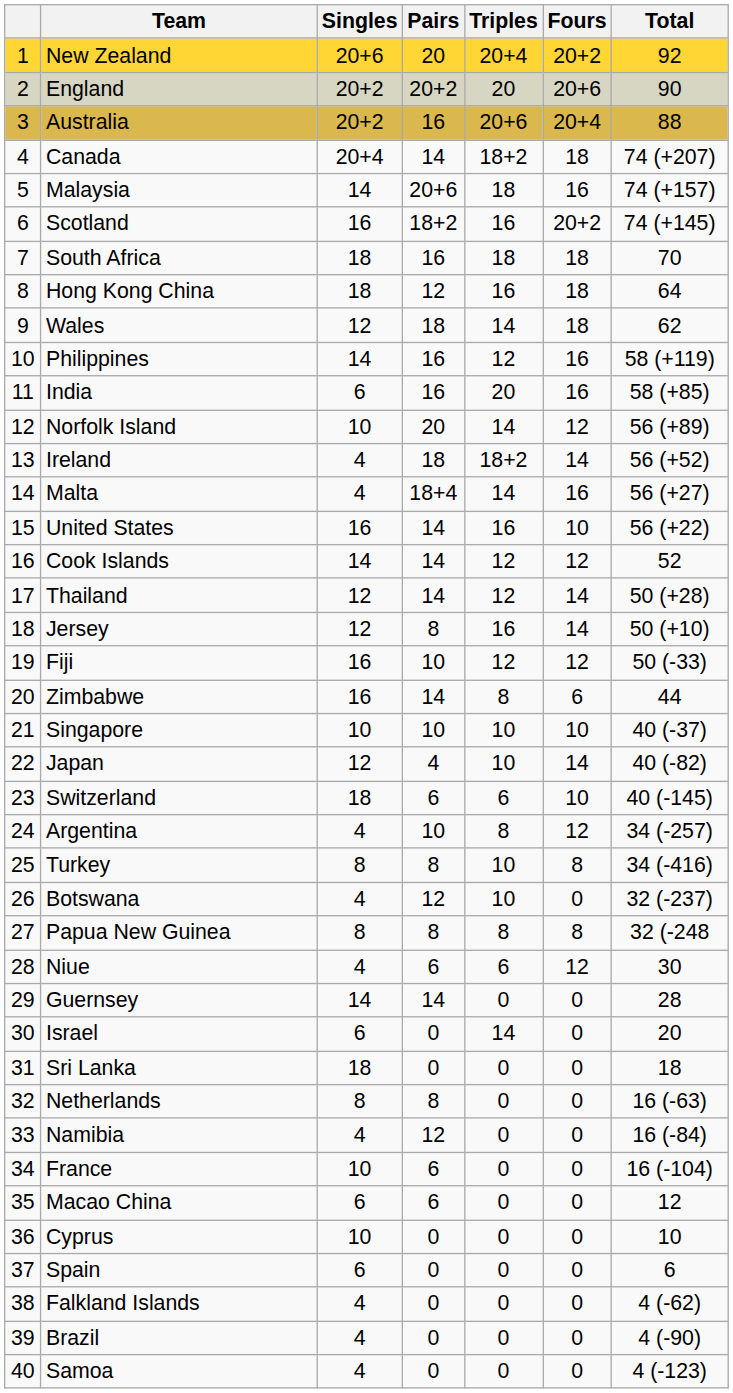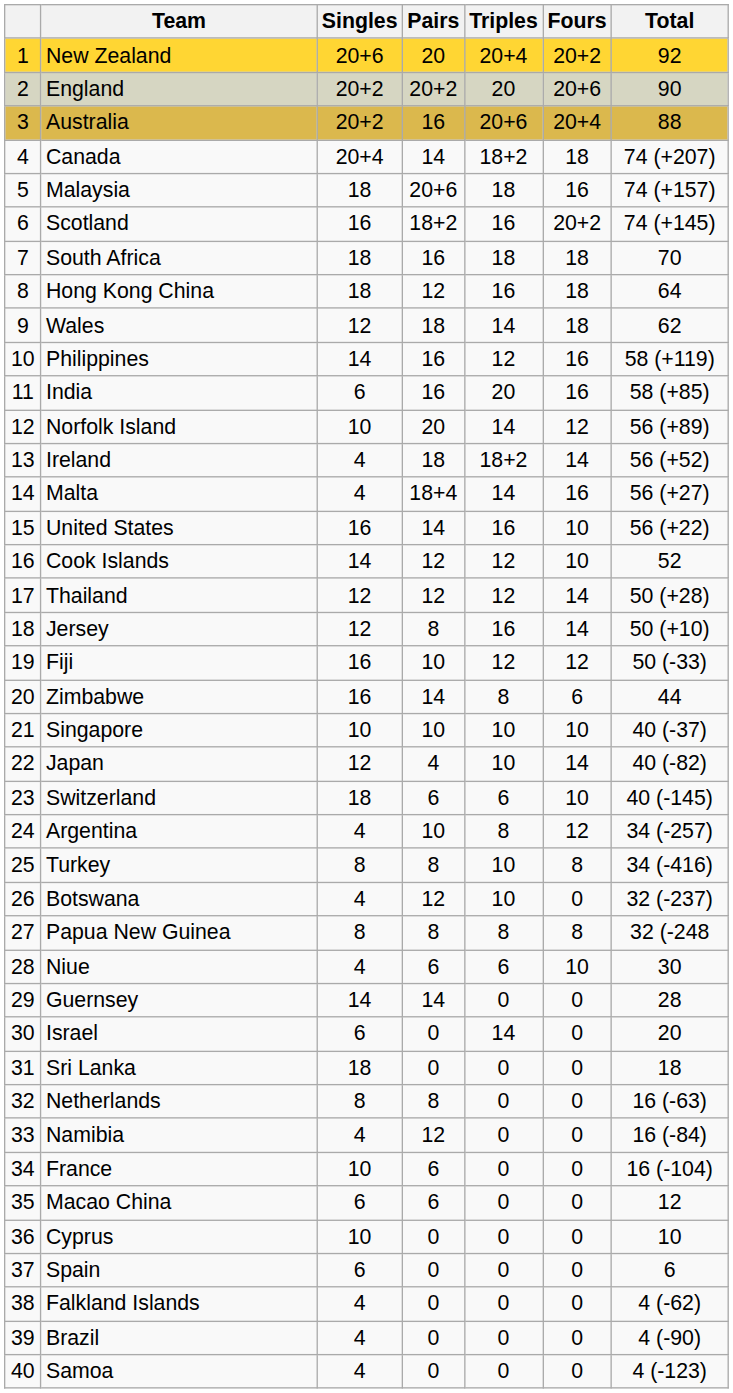(360, 190) 14 -> (360, 190) 18
(433, 561) 14 -> (433, 561) 12
(577, 561) 12 -> (577, 561) 10
(433, 595) 14 -> (433, 595) 12
(577, 966) 12 -> (577, 966) 10
